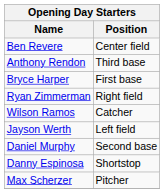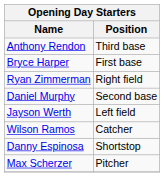- row: (35, 46)
rows swapped: (41, 146) <-> (41, 113)
